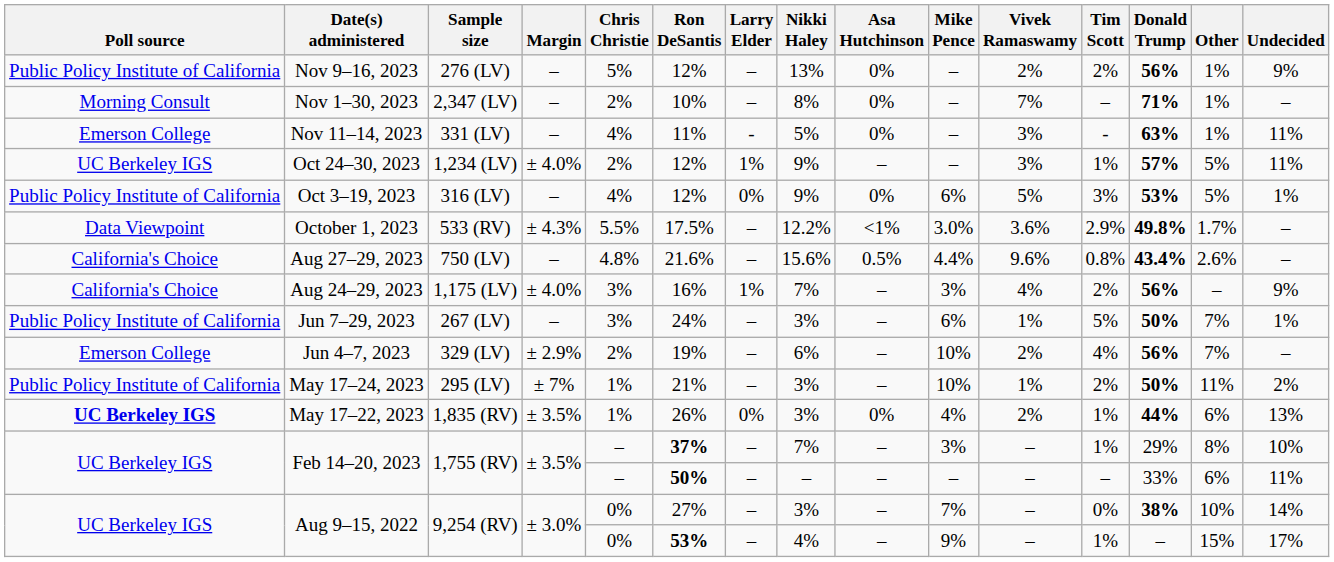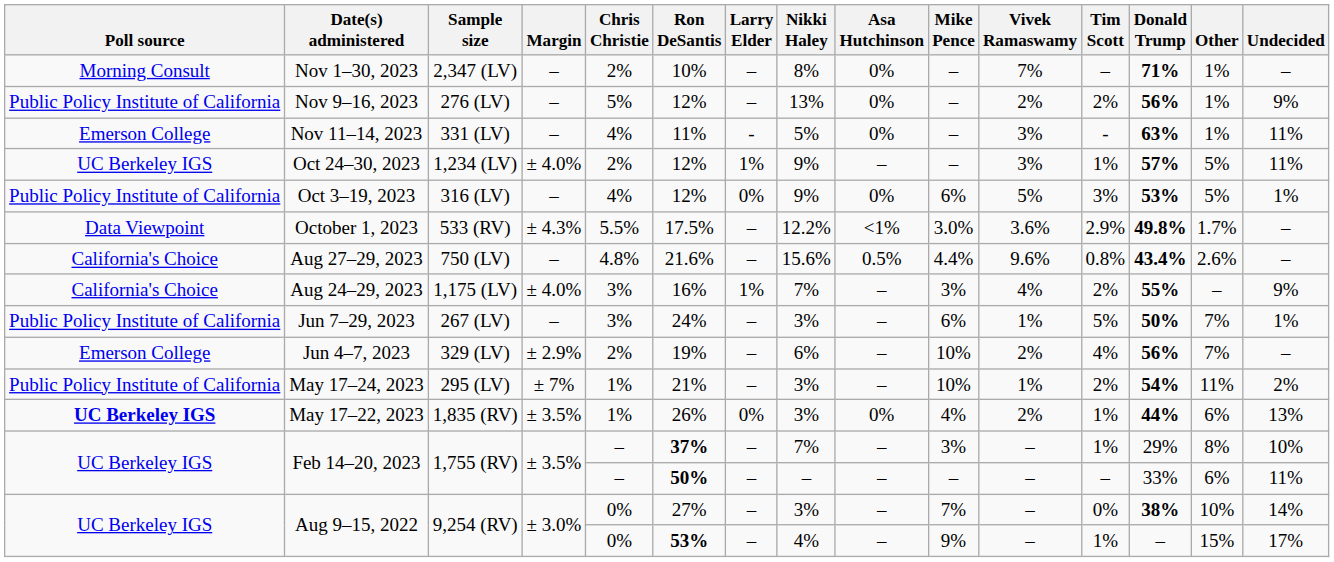rows swapped: (356, 102) <-> (356, 70)
(1160, 290) 56% -> (1160, 290) 55%
(1160, 384) 50% -> (1160, 384) 54%
